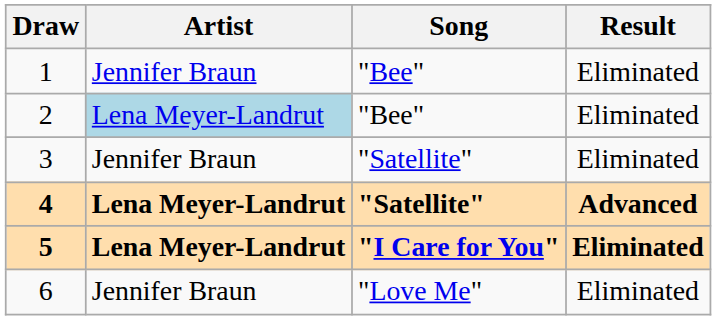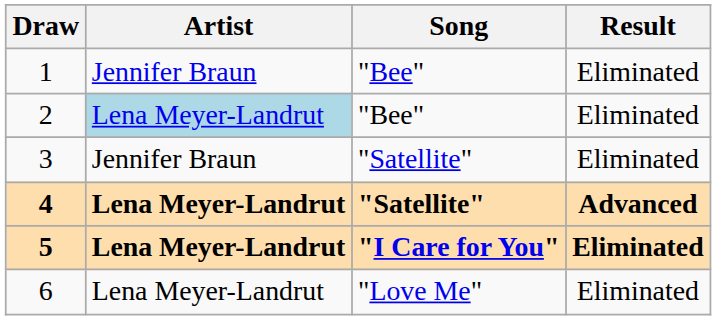(174, 291) Jennifer Braun -> (208, 291) Lena Meyer-Landrut
